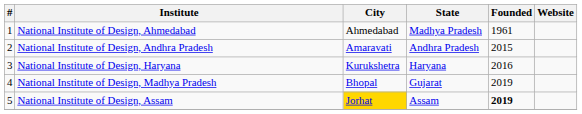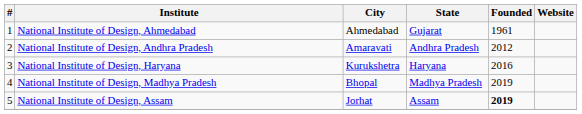(446, 30) Madhya Pradesh -> (426, 30) Gujarat
(502, 48) 2015 -> (502, 48) 2012
(426, 83) Gujarat -> (446, 83) Madhya Pradesh
(359, 100) gold background -> (359, 100) no background
